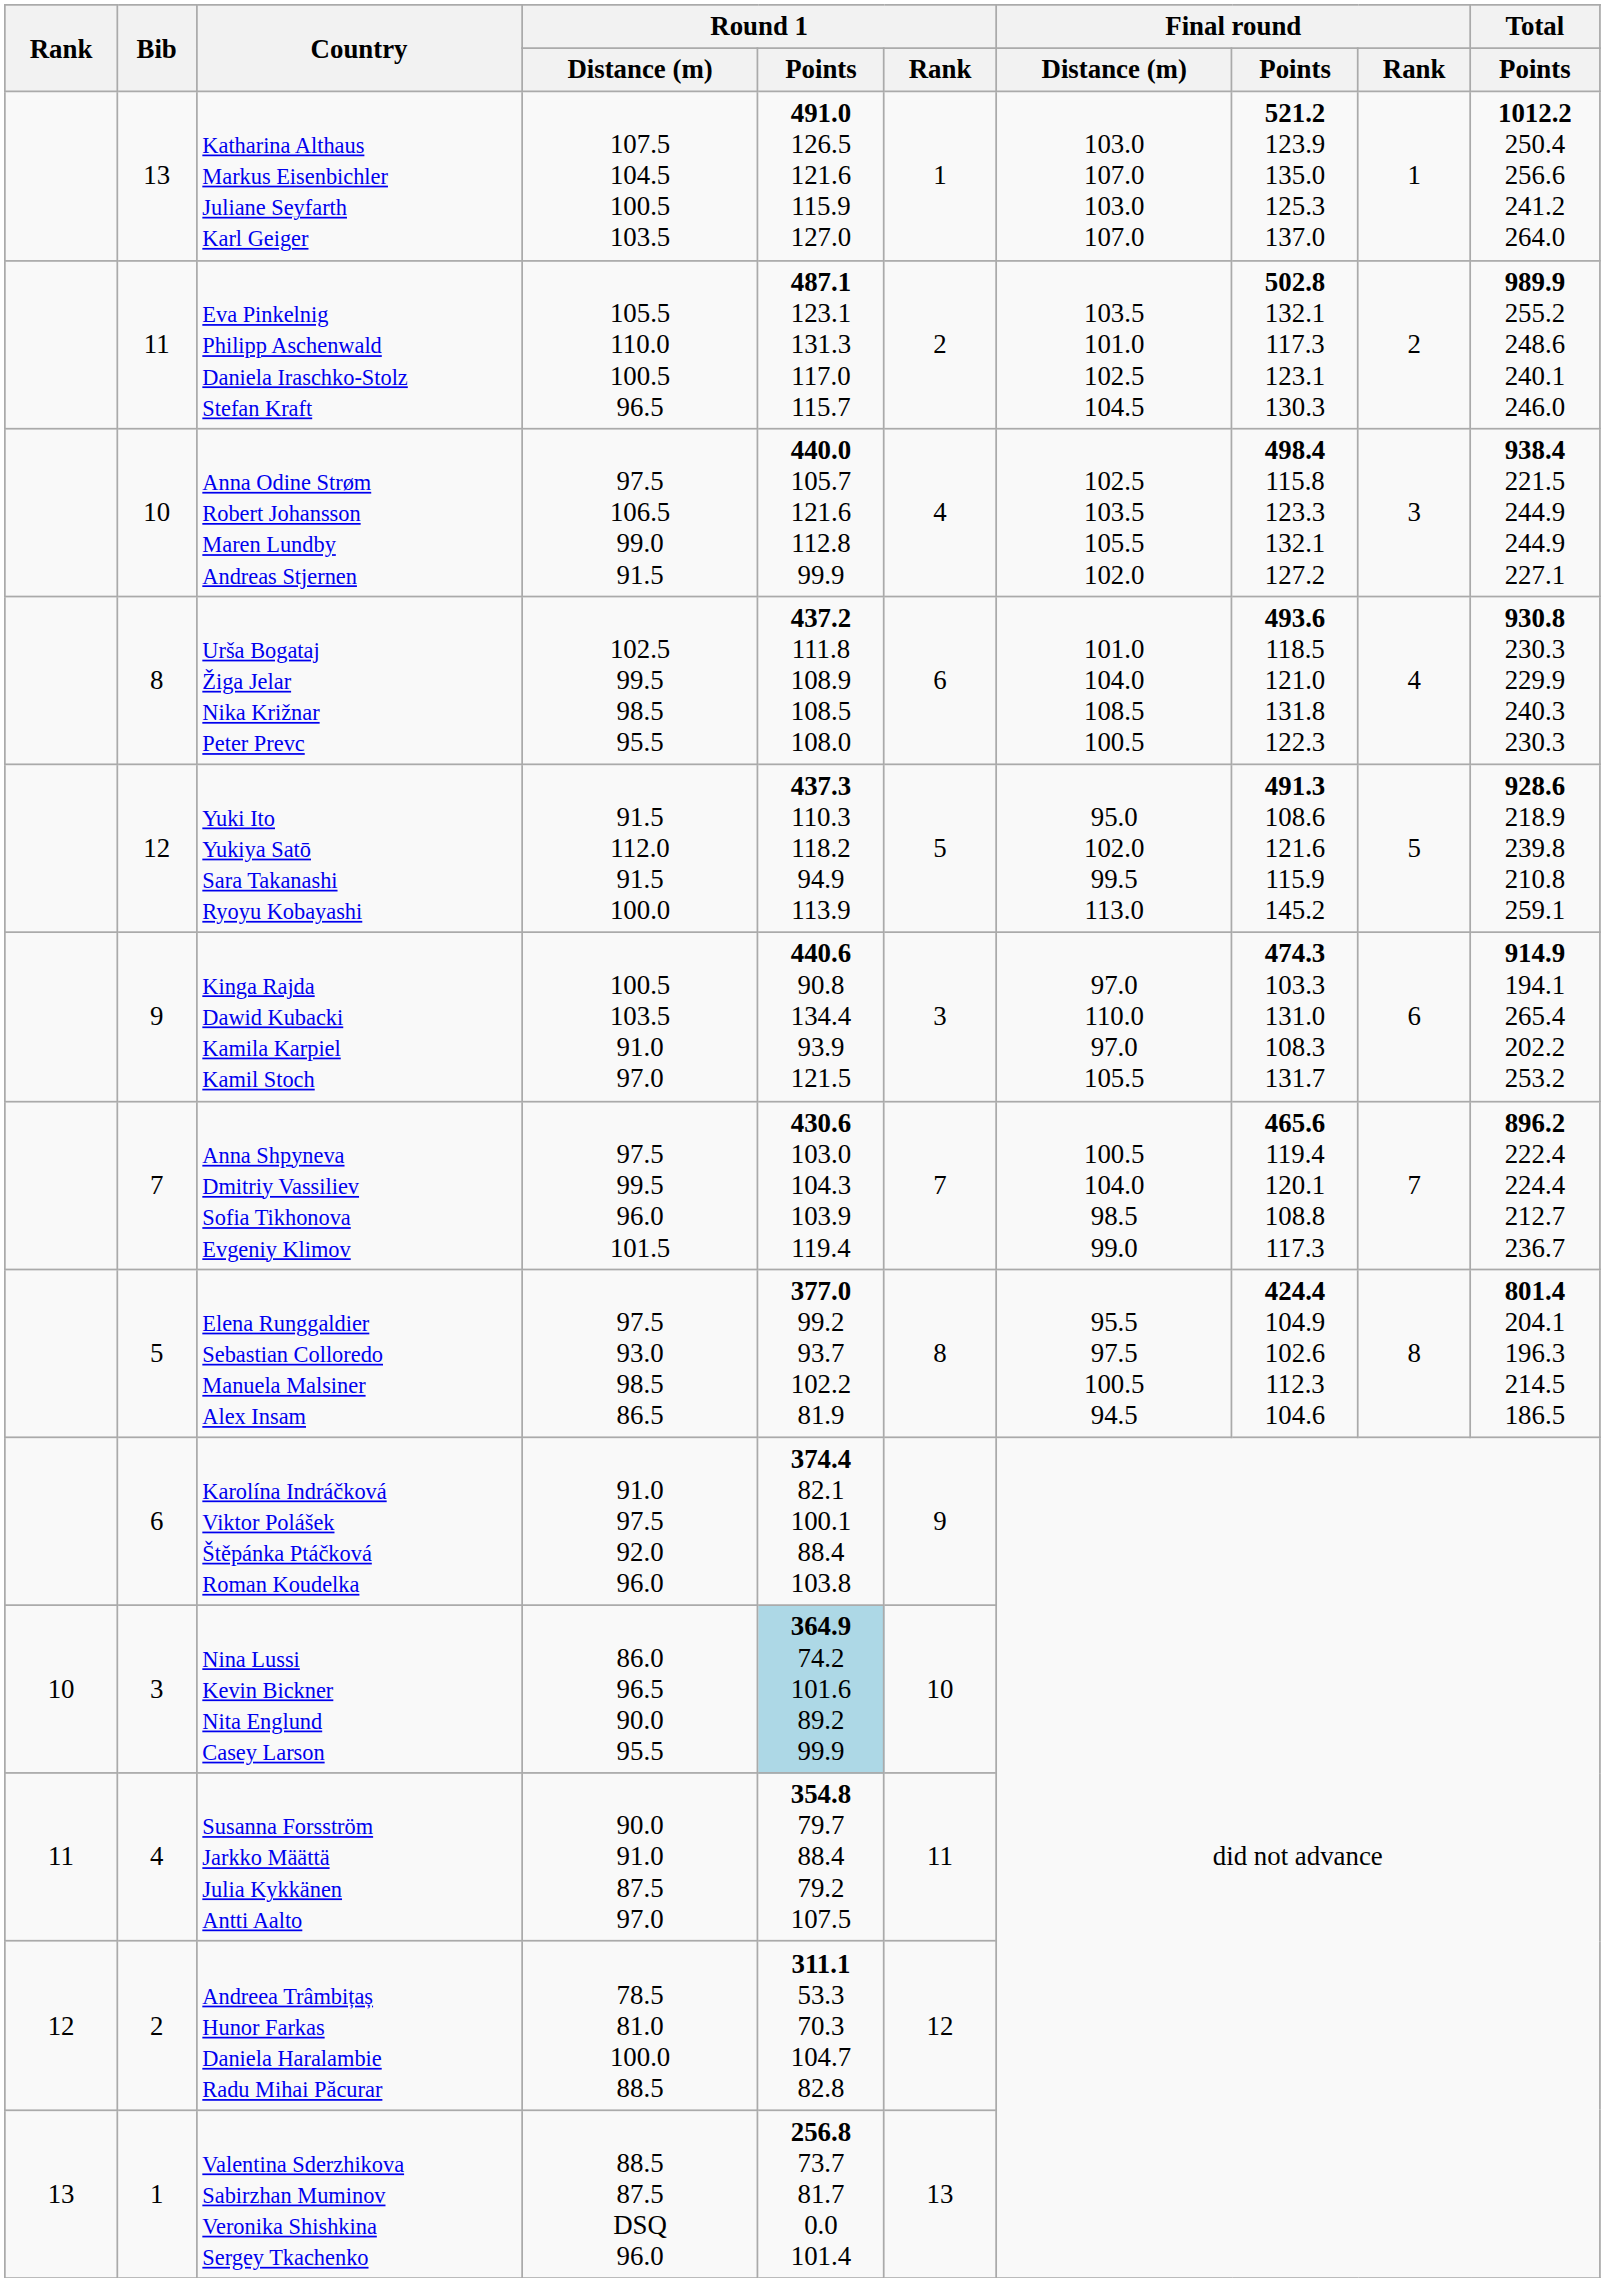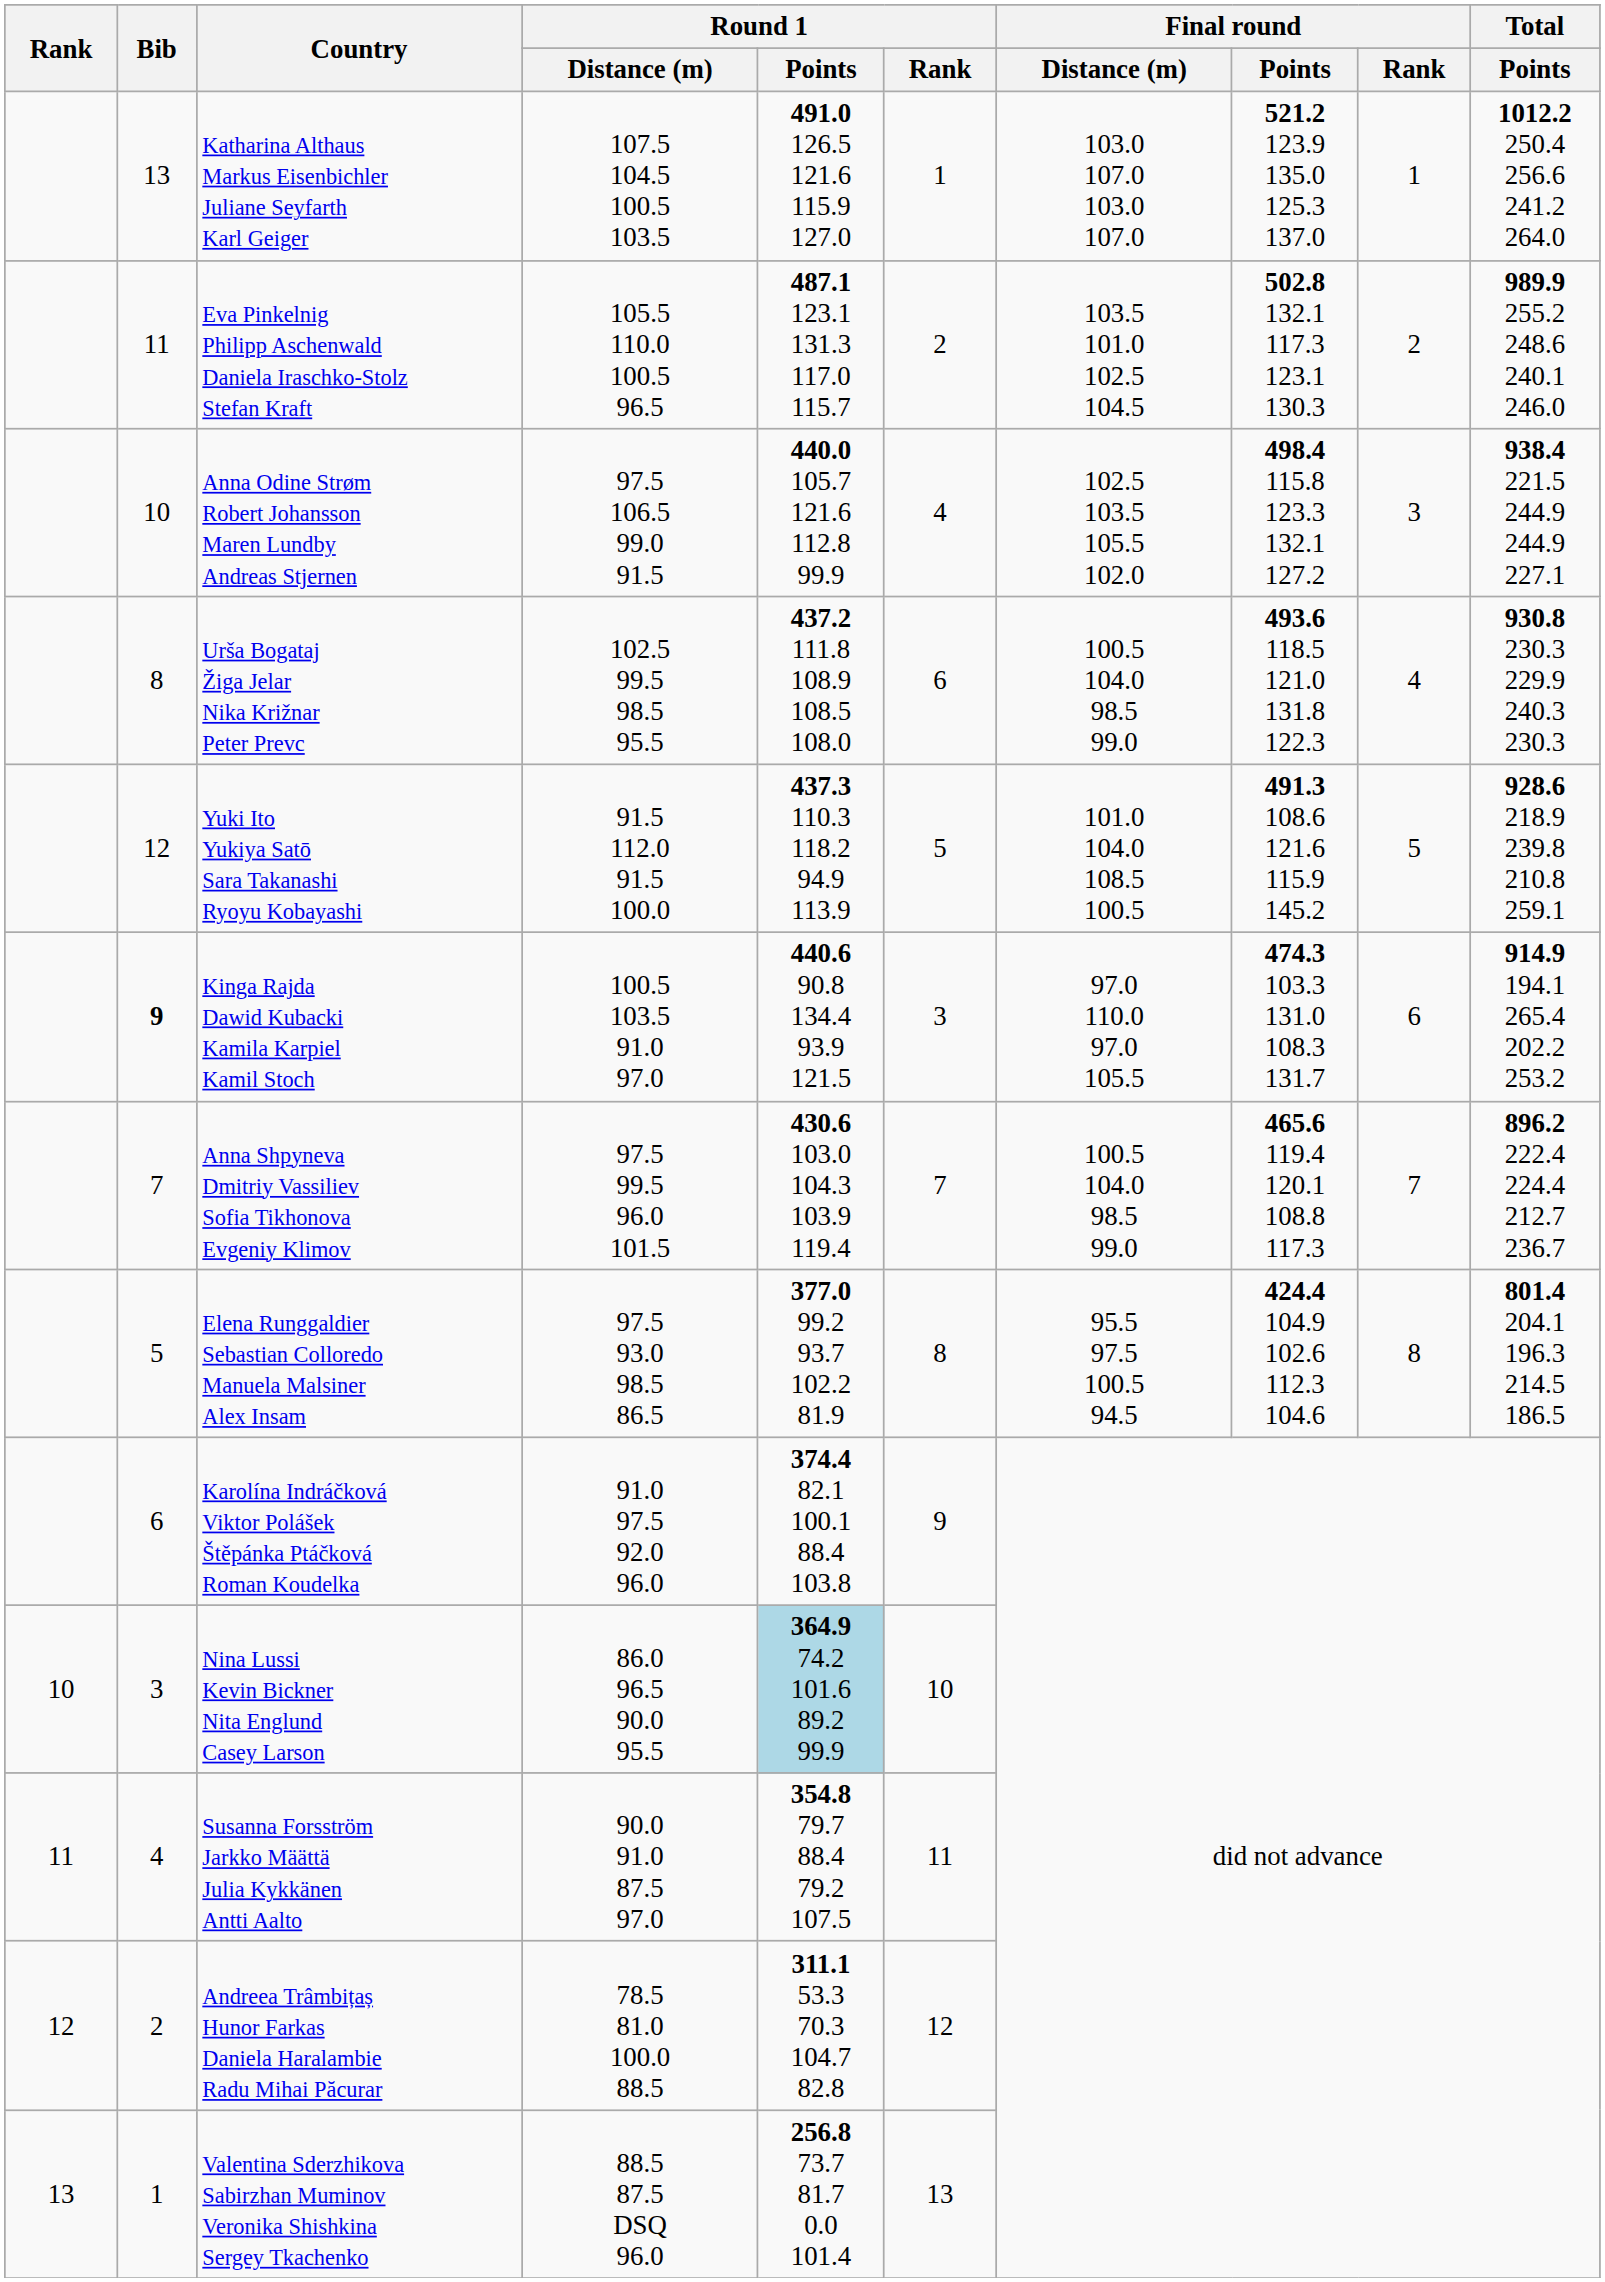(1114, 695) 101.0 104.0 108.5 100.5 -> (1114, 695) 100.5 104.0 98.5 99.0
(1114, 863) 95.0 102.0 99.5 113.0 -> (1114, 863) 101.0 104.0 108.5 100.5
(157, 1015) normal -> (157, 1015) bold
